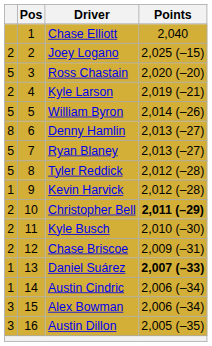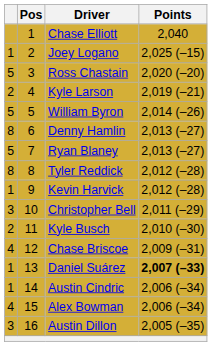(11, 53) 2 -> (11, 53) 1
(11, 170) 5 -> (11, 170) 8
(11, 209) 2 -> (11, 209) 3
(173, 209) bold -> (173, 209) normal
(11, 248) 2 -> (11, 248) 4
(11, 307) 3 -> (11, 307) 4
